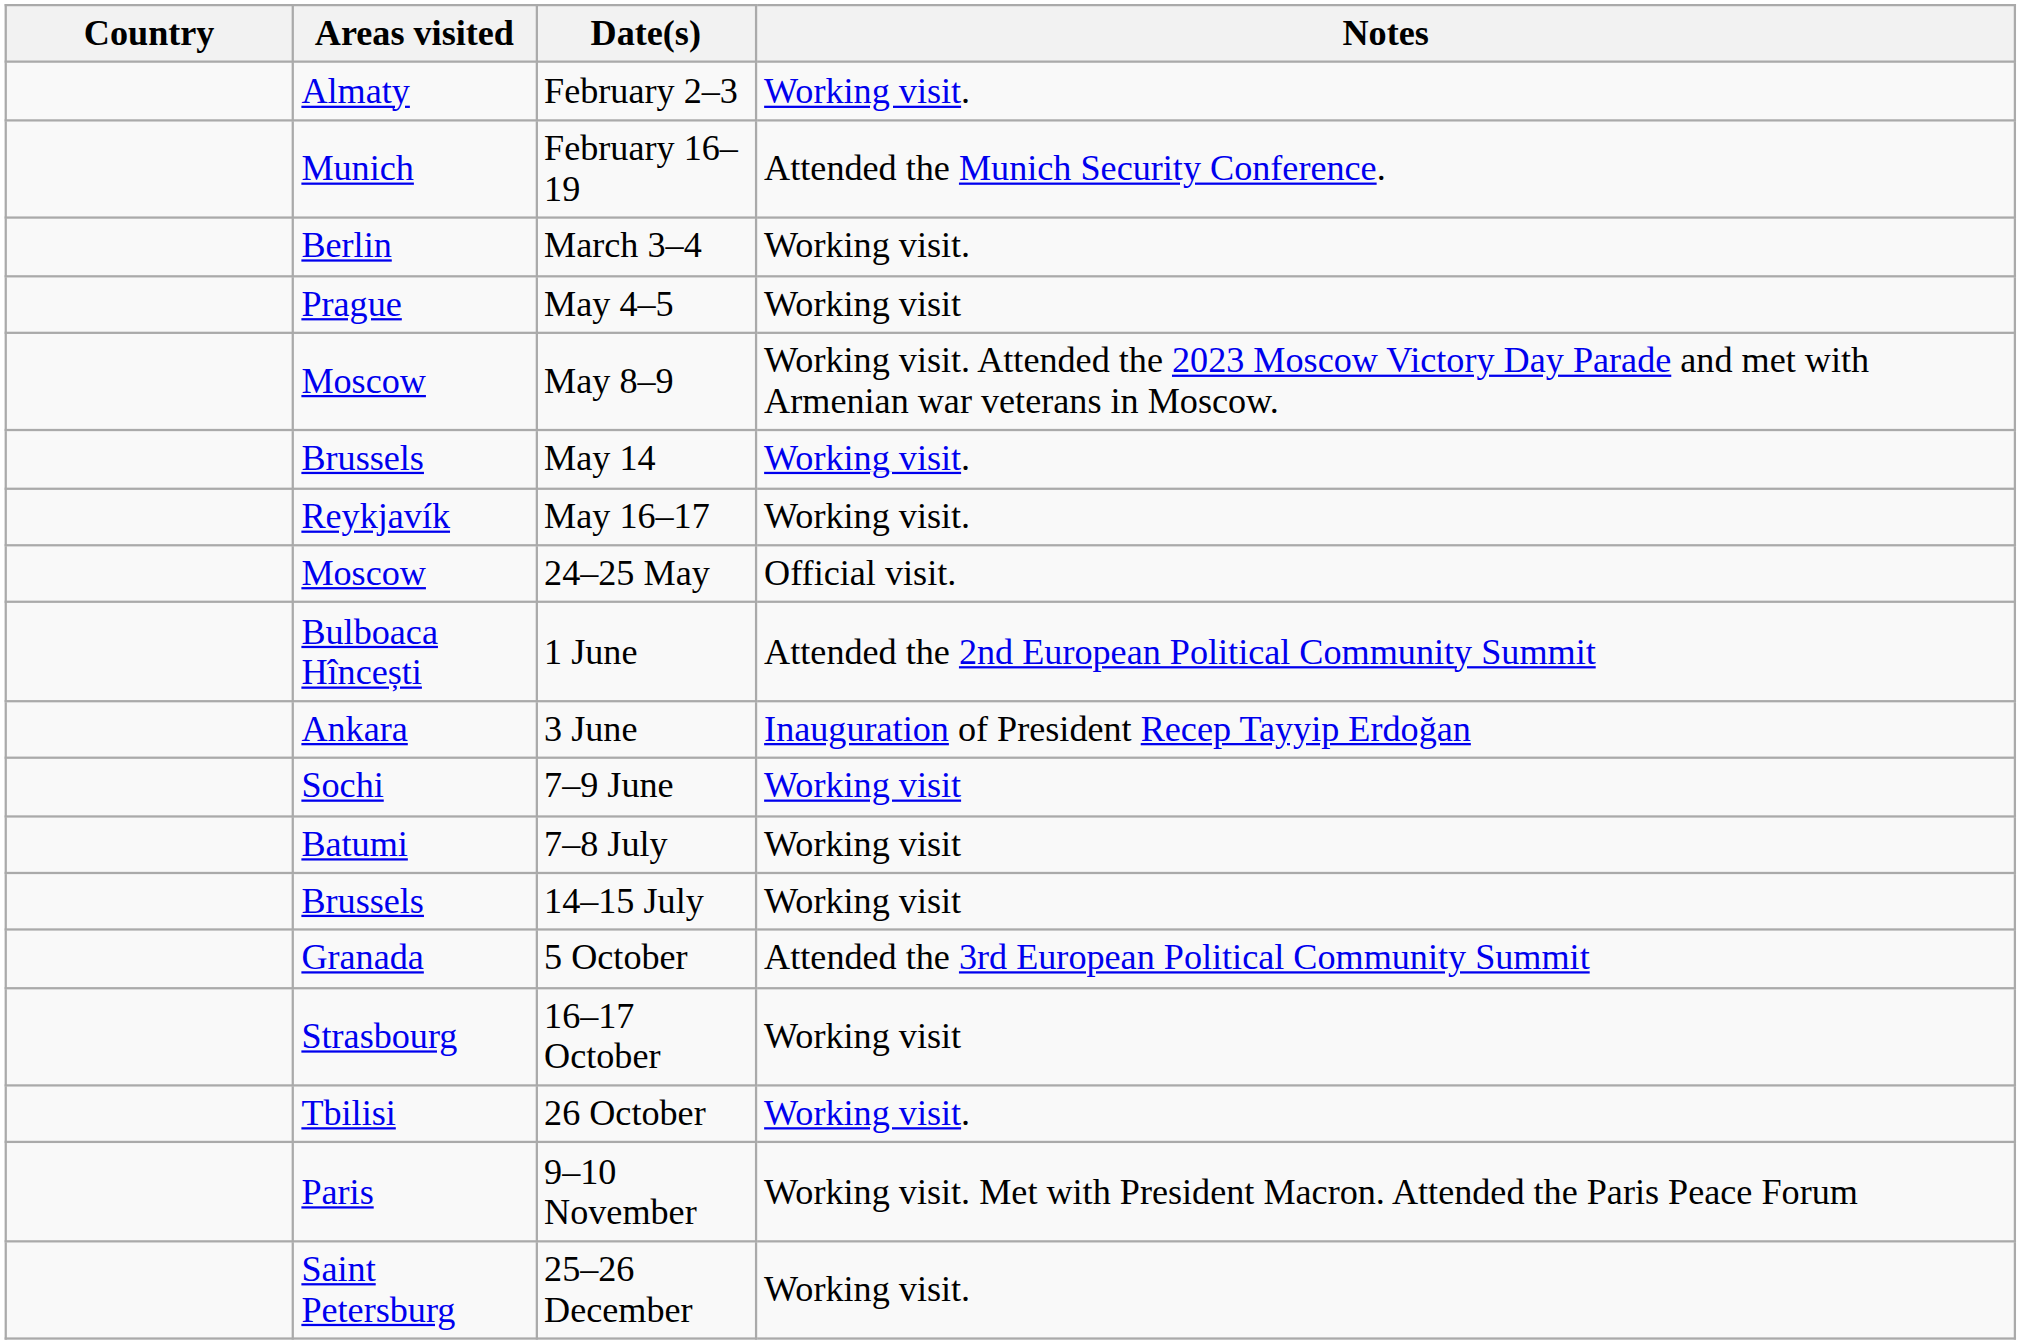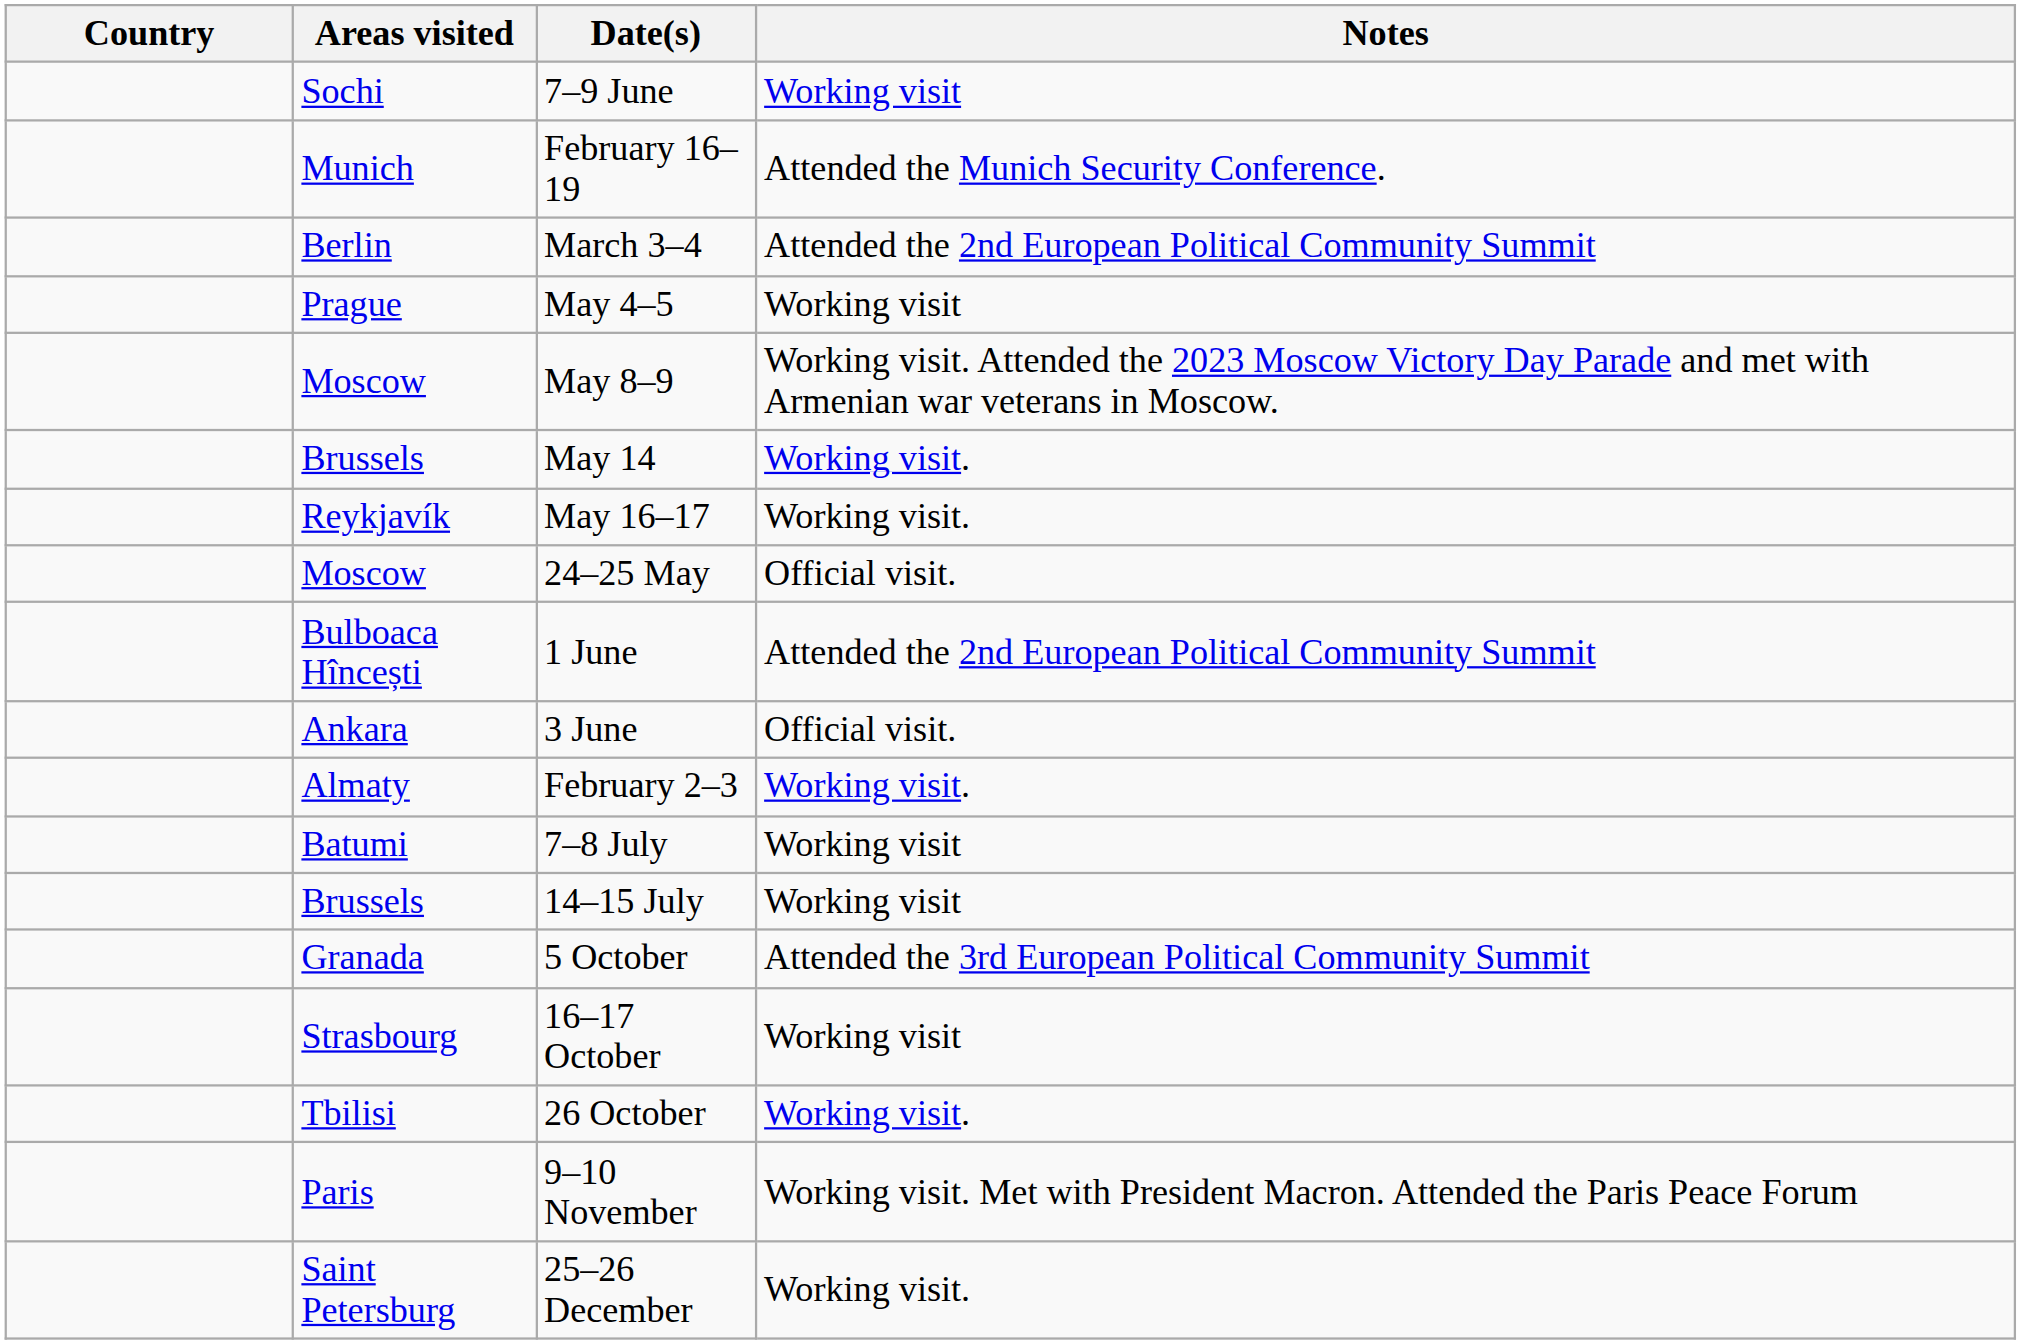rows swapped: (641, 90) <-> (609, 786)
(867, 245) Working visit. -> (1180, 245) Attended the 2nd European Political Community Summit
(1117, 728) Inauguration of President Recep Tayyip Erdoğan -> (860, 728) Official visit.
